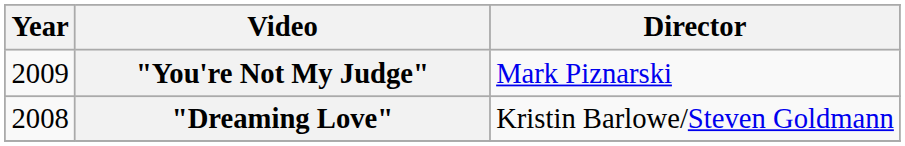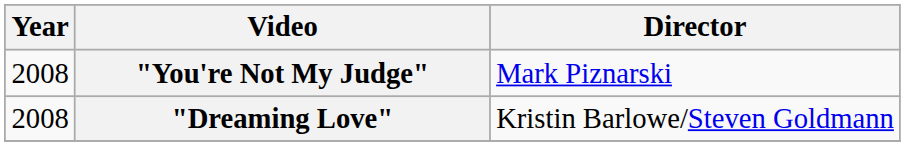(40, 72) 2009 -> (40, 72) 2008
